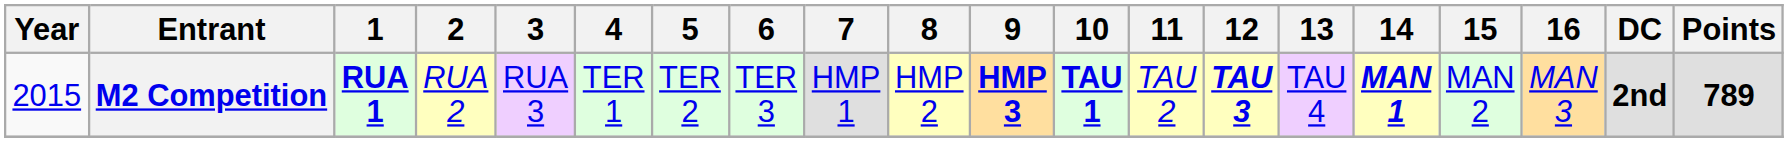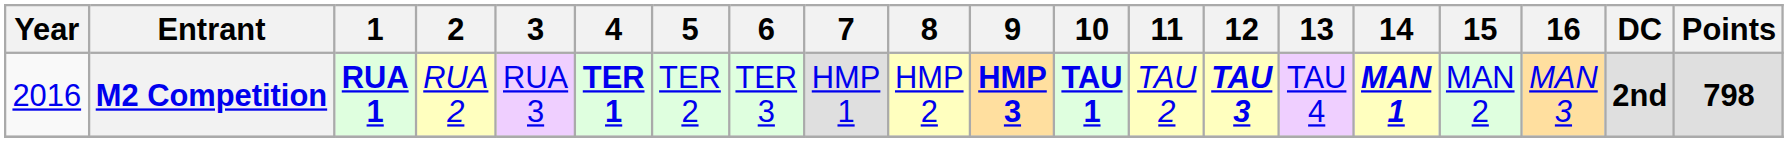(47, 95) 2015 -> (47, 95) 2016
(614, 95) normal -> (614, 95) bold
(1729, 95) 789 -> (1729, 95) 798
